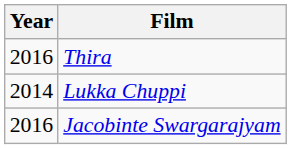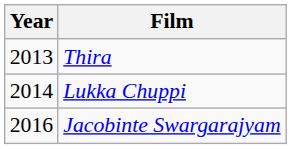(31, 56) 2016 -> (31, 56) 2013
